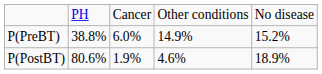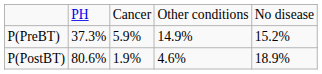(89, 36) 38.8% -> (89, 36) 37.3%
(127, 36) 6.0% -> (127, 36) 5.9%
